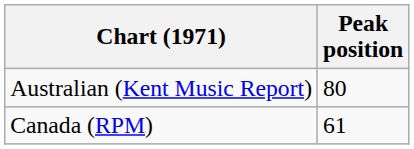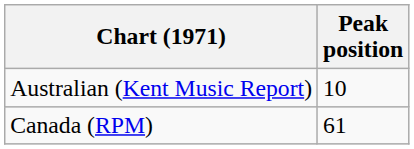(335, 87) 80 -> (335, 87) 10
